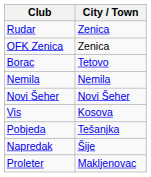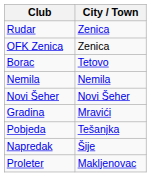- row: (14, 113)
+ row: (26, 113)
